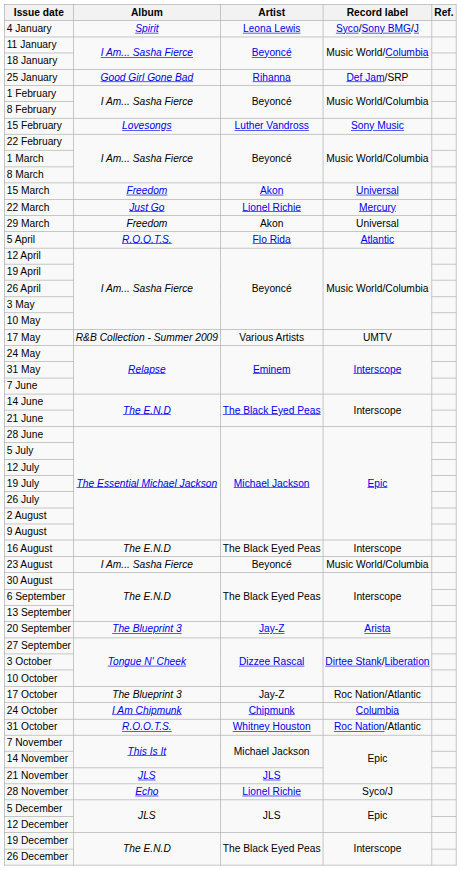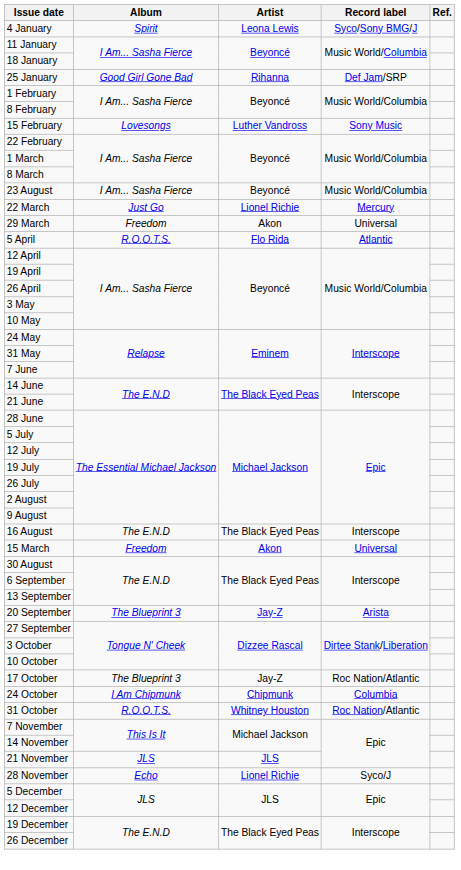rows swapped: (28, 191) <-> (29, 564)
- row: (23, 337)
